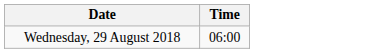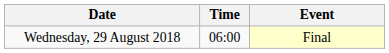+ column: (317, 15)
